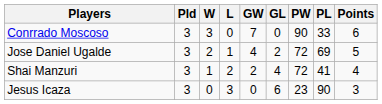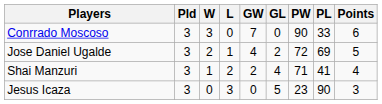(301, 71) 72 -> (301, 71) 71
(277, 90) 6 -> (277, 90) 5
